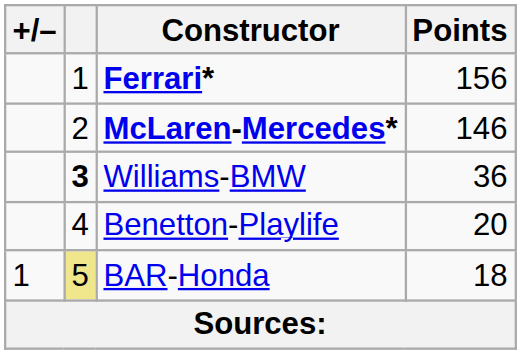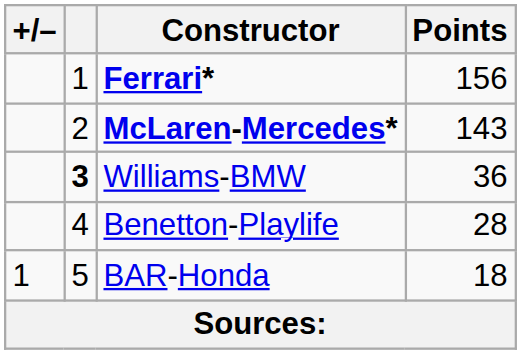(482, 127) 146 -> (482, 127) 143
(490, 226) 20 -> (490, 226) 28
(80, 275) khaki background -> (80, 275) no background
